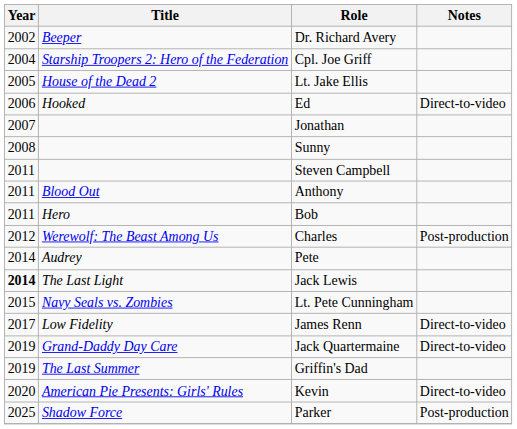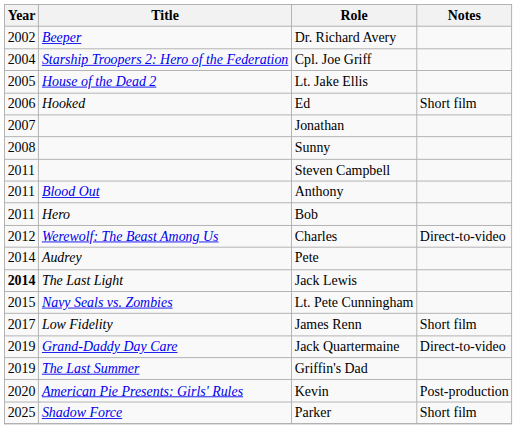(463, 103) Direct-to-video -> (448, 103) Short film
(464, 236) Post-production -> (463, 236) Direct-to-video
(463, 324) Direct-to-video -> (448, 324) Short film
(463, 390) Direct-to-video -> (464, 390) Post-production
(464, 412) Post-production -> (448, 412) Short film
